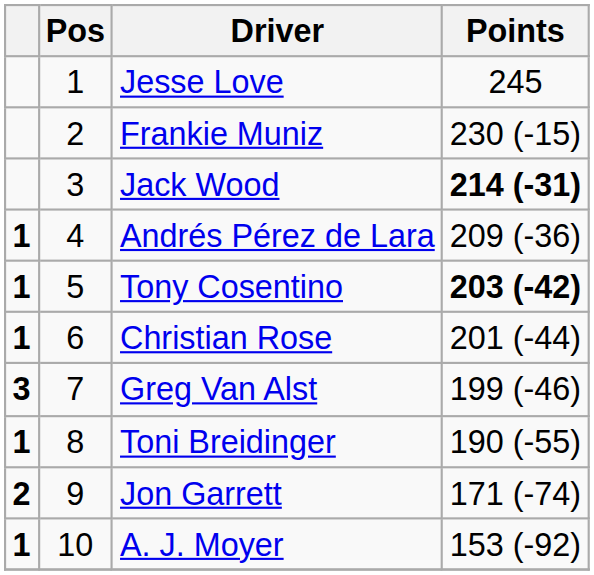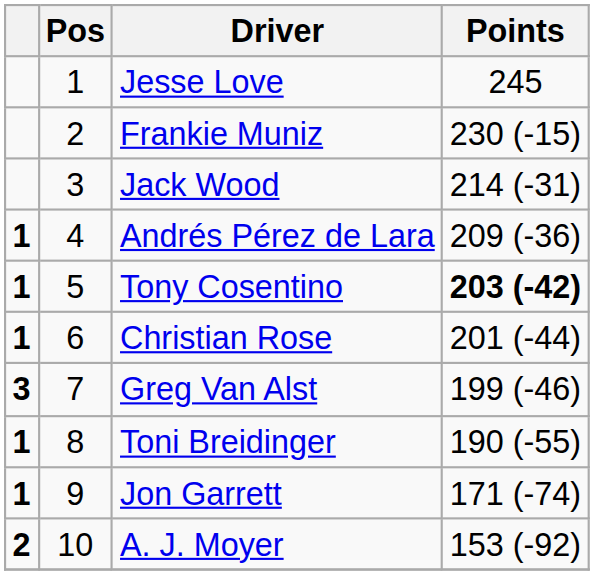(515, 185) bold -> (515, 185) normal
(22, 492) 2 -> (22, 492) 1
(22, 543) 1 -> (22, 543) 2
